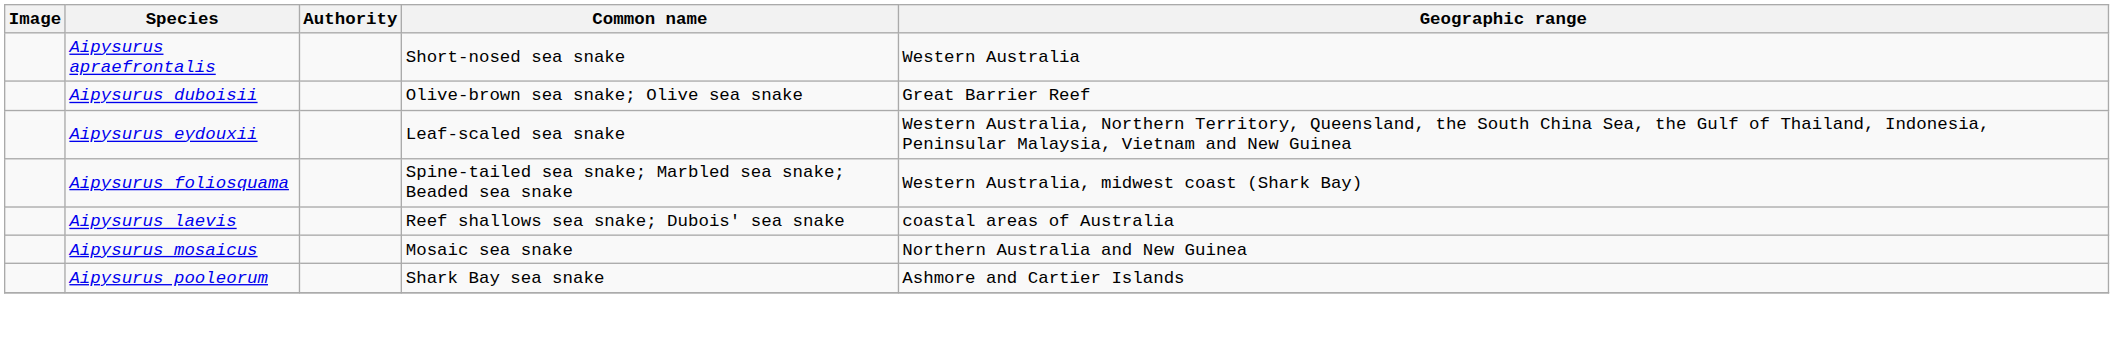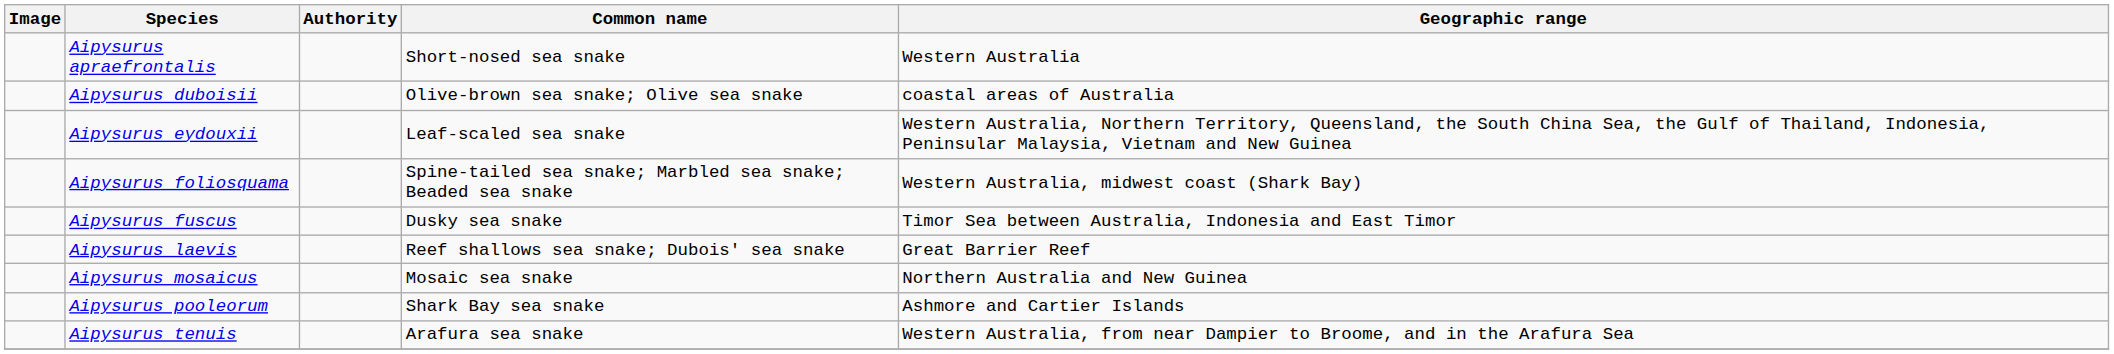(996, 96) Great Barrier Reef -> (1038, 96) coastal areas of Australia
+ row: (153, 221)
(1038, 221) coastal areas of Australia -> (996, 250) Great Barrier Reef
+ row: (153, 335)
